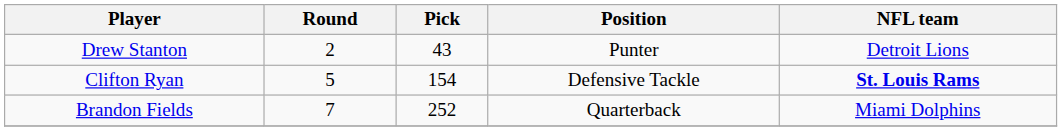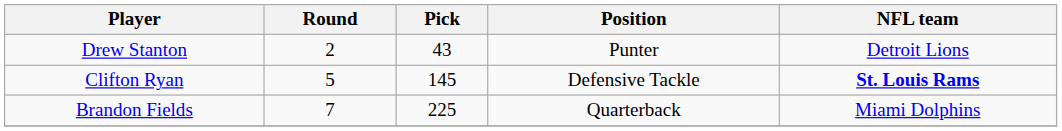(442, 79) 154 -> (442, 79) 145
(442, 110) 252 -> (442, 110) 225
